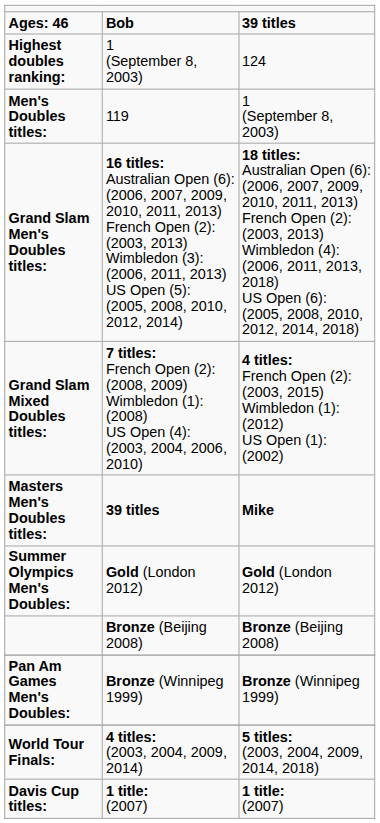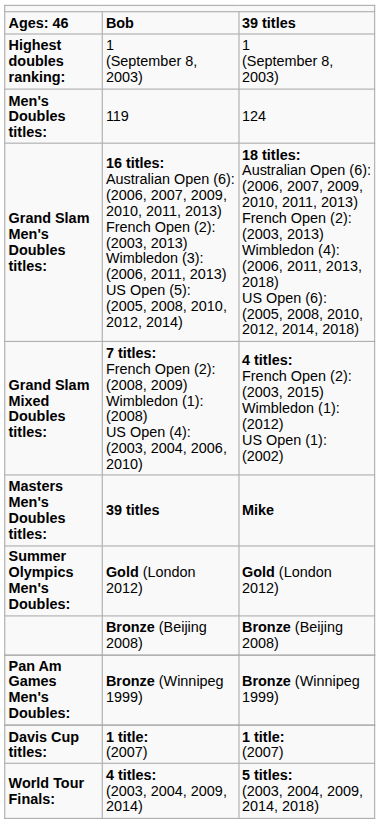(254, 62) 124 -> (288, 62) 1 (September 8, 2003)
(288, 116) 1 (September 8, 2003) -> (254, 116) 124
rows swapped: (44, 799) <-> (46, 752)
